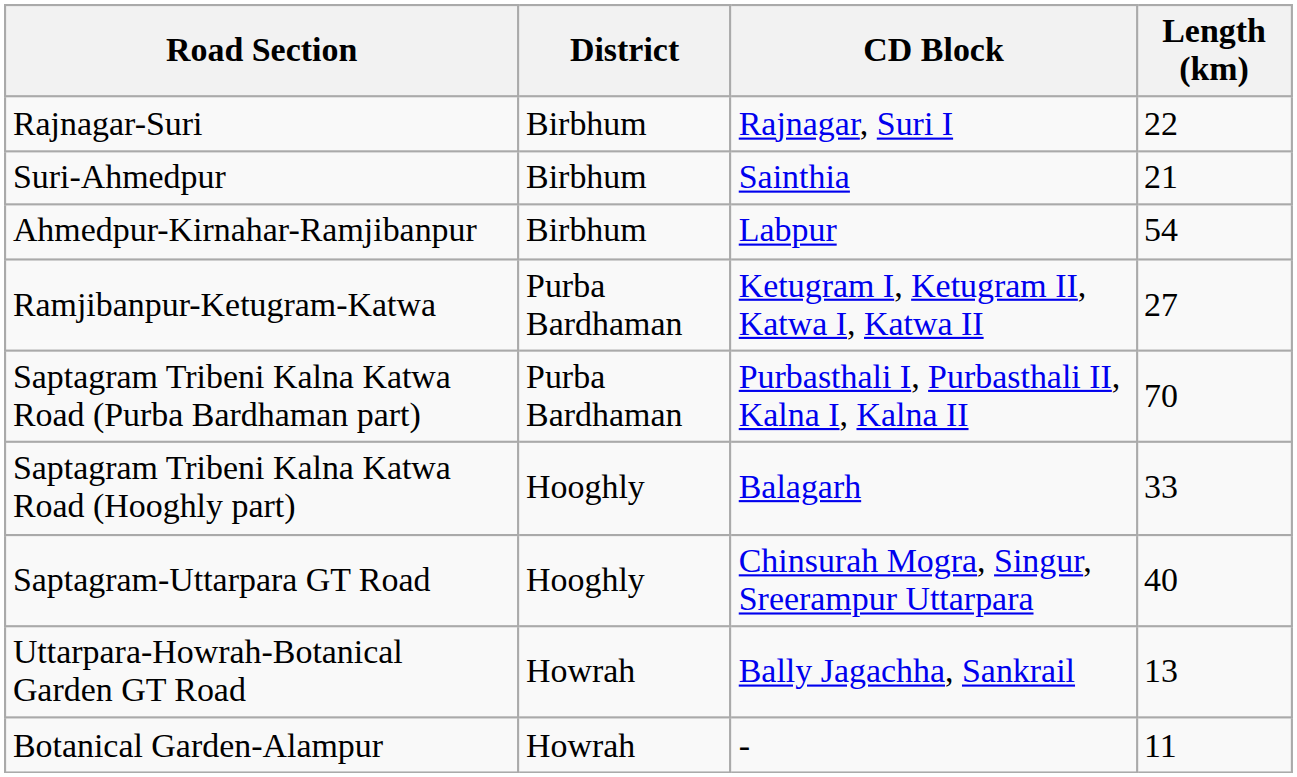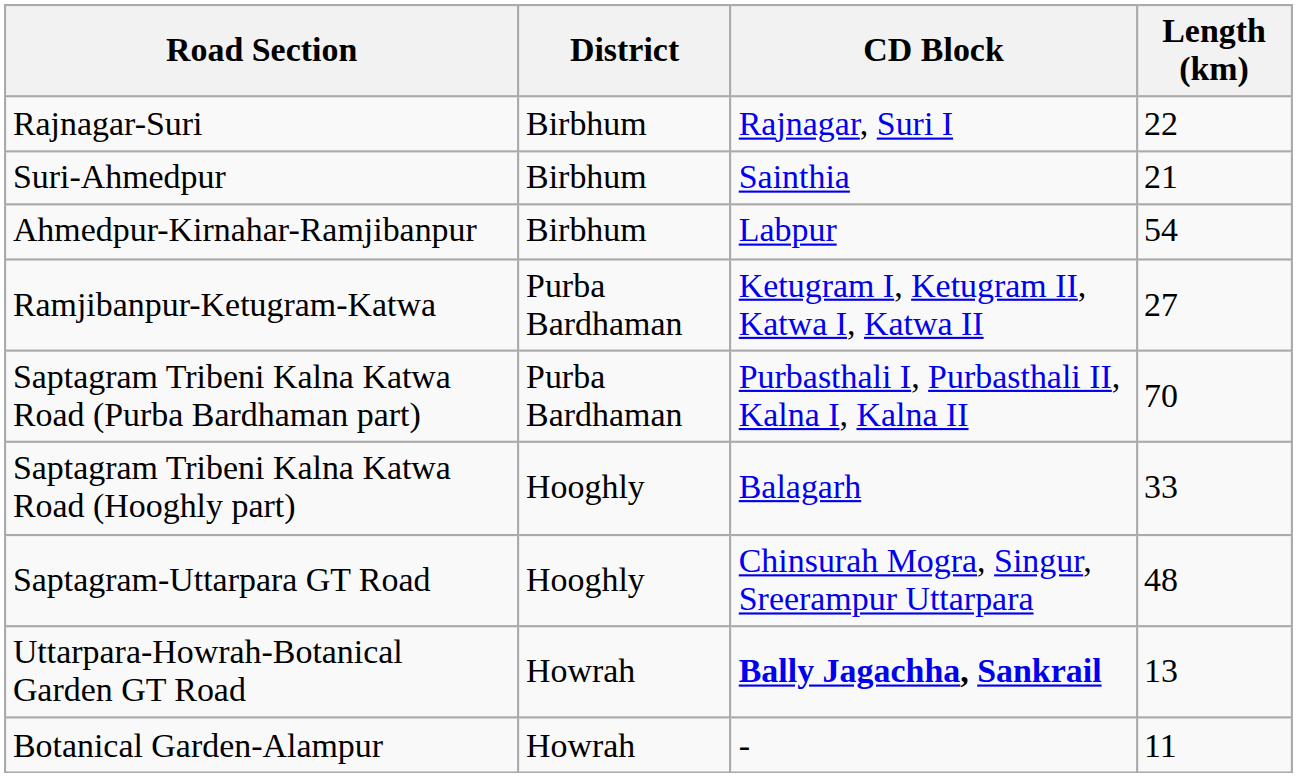(1161, 579) 40 -> (1161, 579) 48
(907, 671) normal -> (920, 671) bold
